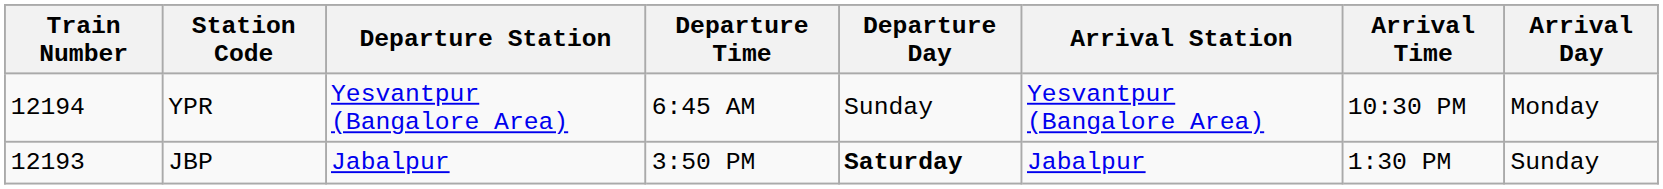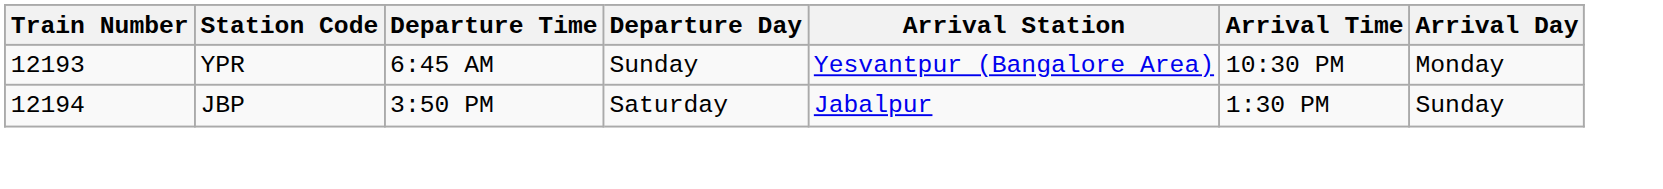- column: (485, 39)
(48, 108) 12194 -> (48, 65) 12193
(48, 163) 12193 -> (48, 106) 12194
(903, 163) bold -> (669, 106) normal
